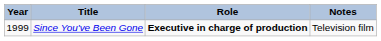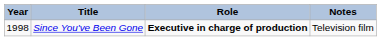(18, 28) 1999 -> (18, 28) 1998
